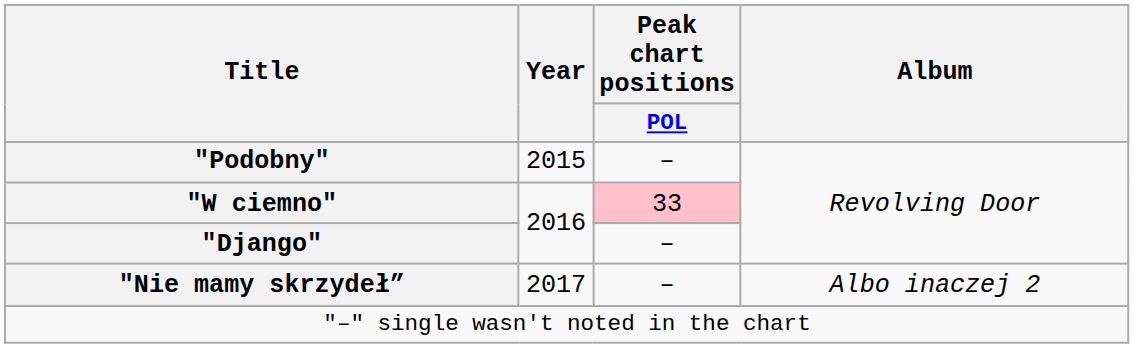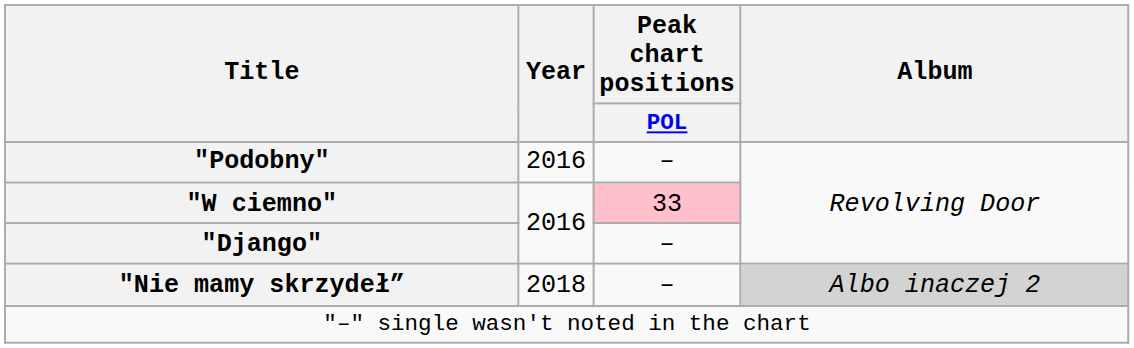(556, 162) 2015 -> (556, 162) 2016
(556, 285) 2017 -> (556, 285) 2018
(935, 285) no background -> (935, 285) lightgrey background
